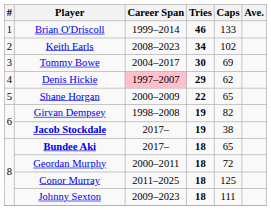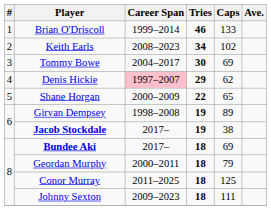(228, 113) 82 -> (228, 113) 89
(228, 146) 65 -> (228, 146) 69
(228, 163) 72 -> (228, 163) 79
